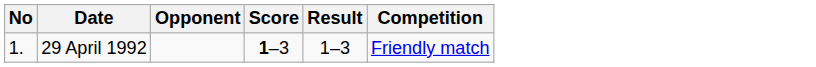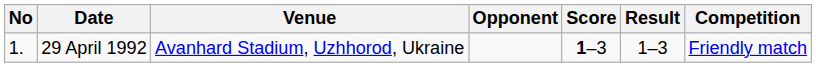+ column: (310, 18)
